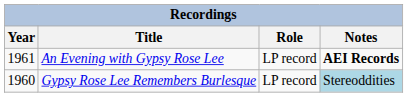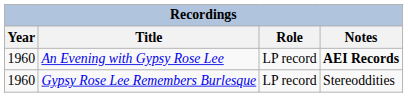(21, 59) 1961 -> (21, 59) 1960
(359, 80) lightblue background -> (359, 80) no background
